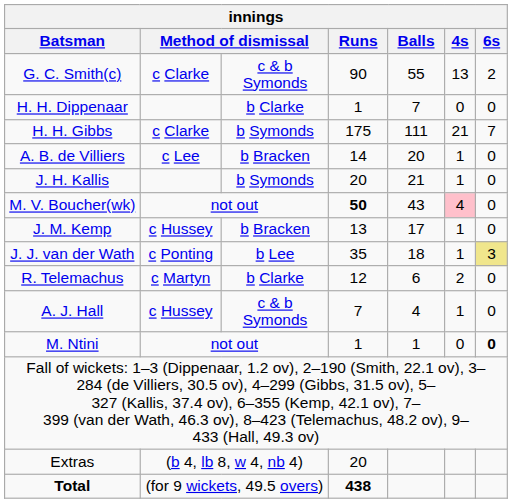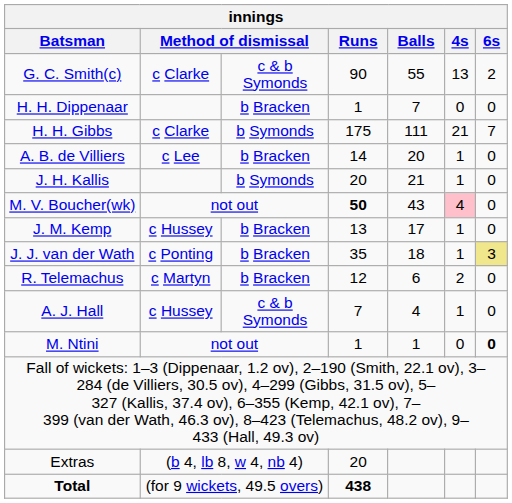(275, 107) b Clarke -> (275, 107) b Bracken
(275, 253) b Lee -> (275, 253) b Bracken
(275, 278) b Clarke -> (275, 278) b Bracken
